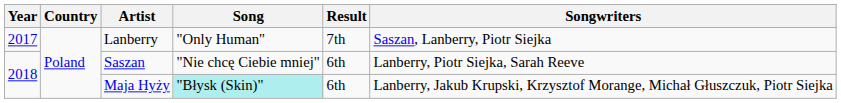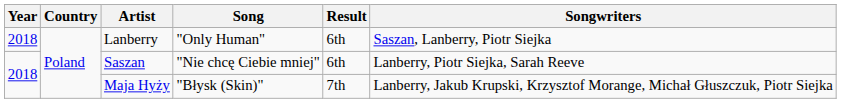(23, 39) 2017 -> (23, 39) 2018
(336, 39) 7th -> (336, 39) 6th
(220, 86) paleturquoise background -> (220, 86) no background
(336, 86) 6th -> (336, 86) 7th
